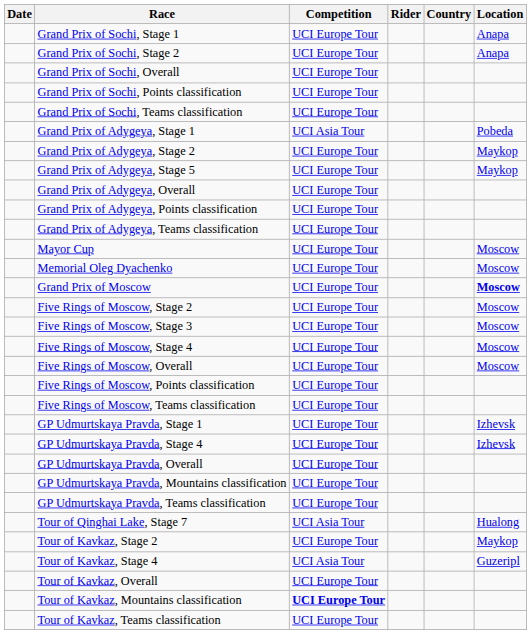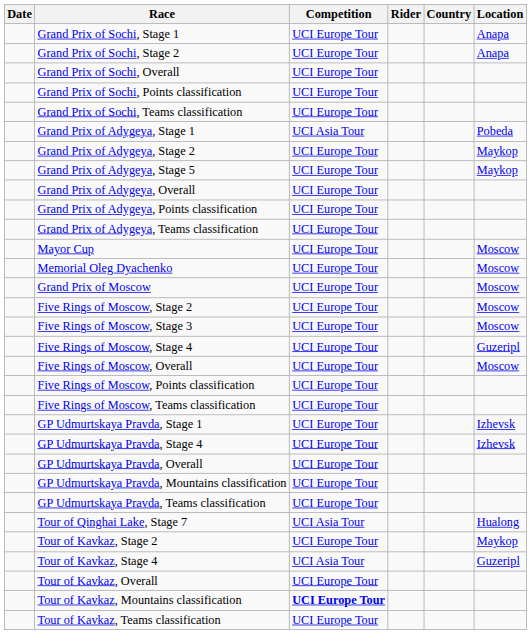(498, 287) bold -> (498, 287) normal
(498, 346) Moscow -> (498, 346) Guzeripl
